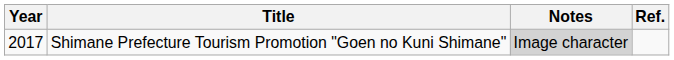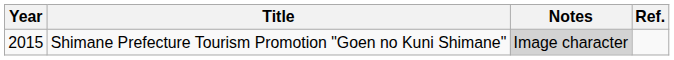(26, 42) 2017 -> (26, 42) 2015
